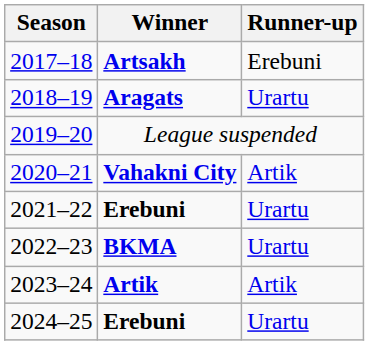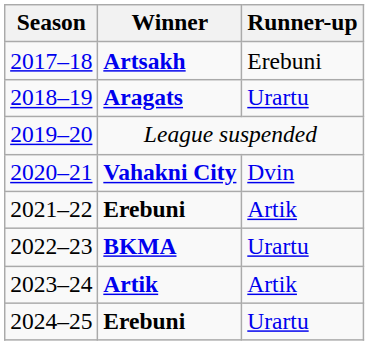(272, 172) Artik -> (271, 172) Dvin
(278, 209) Urartu -> (272, 209) Artik
